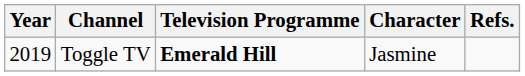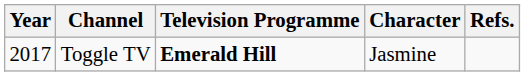(30, 53) 2019 -> (30, 53) 2017
